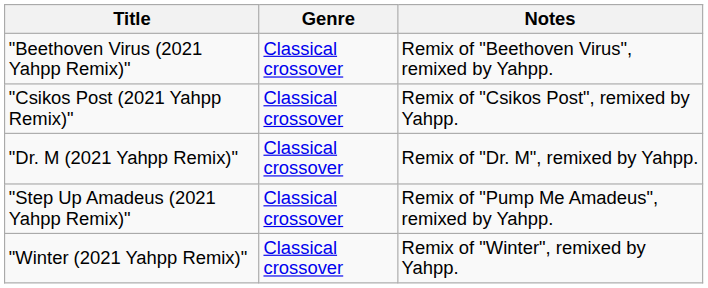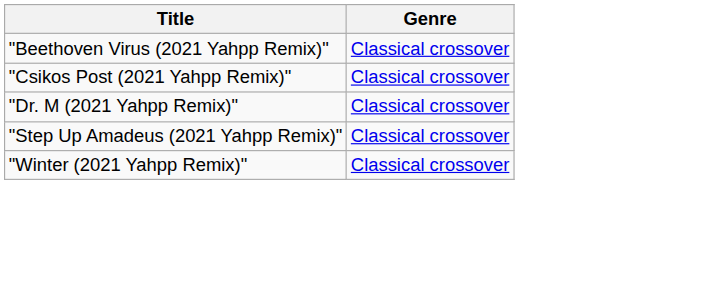- column: (550, 19)
